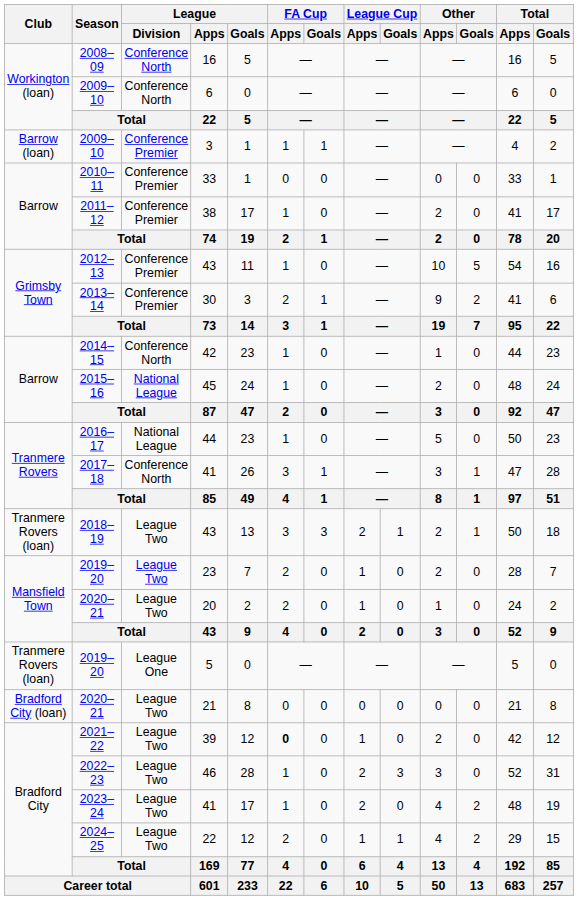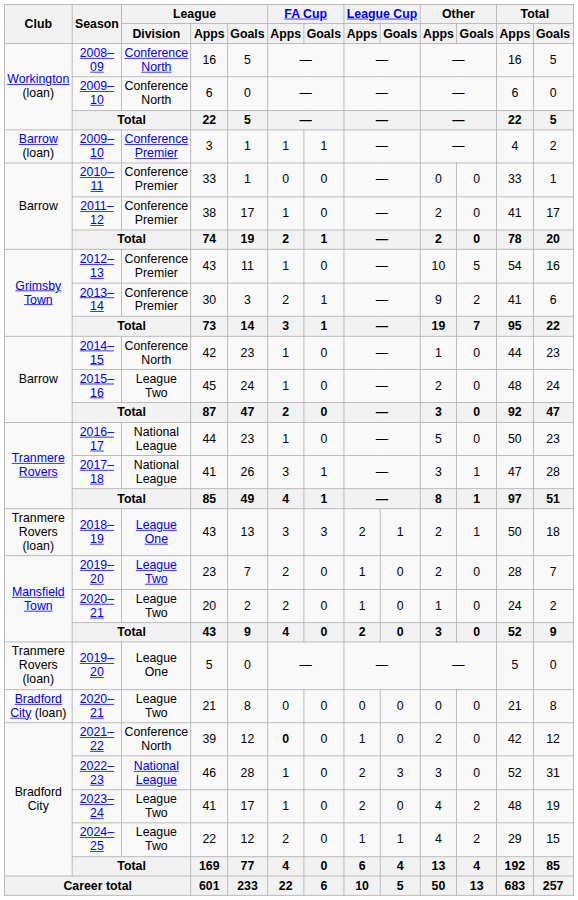(156, 386) National League -> (156, 386) League Two
(156, 472) Conference North -> (156, 472) National League
(156, 532) League Two -> (156, 532) League One
(156, 739) League Two -> (156, 739) Conference North
(156, 773) League Two -> (156, 773) National League
